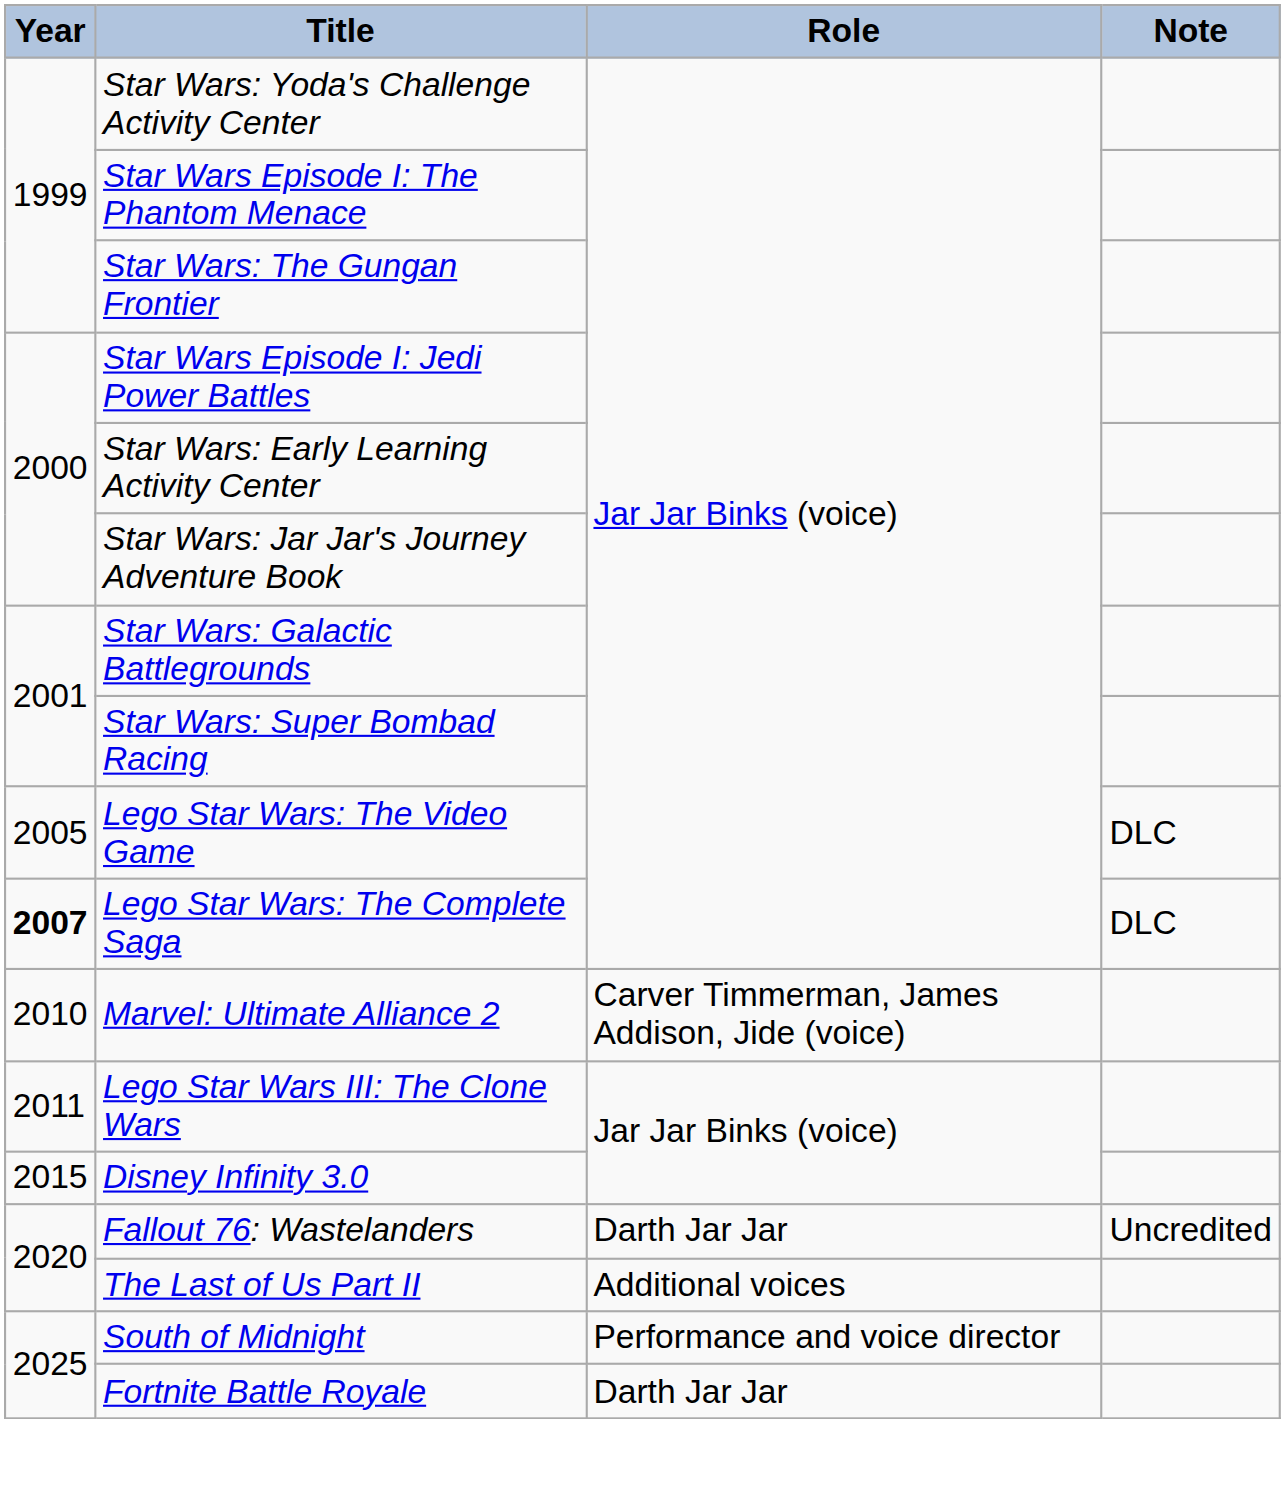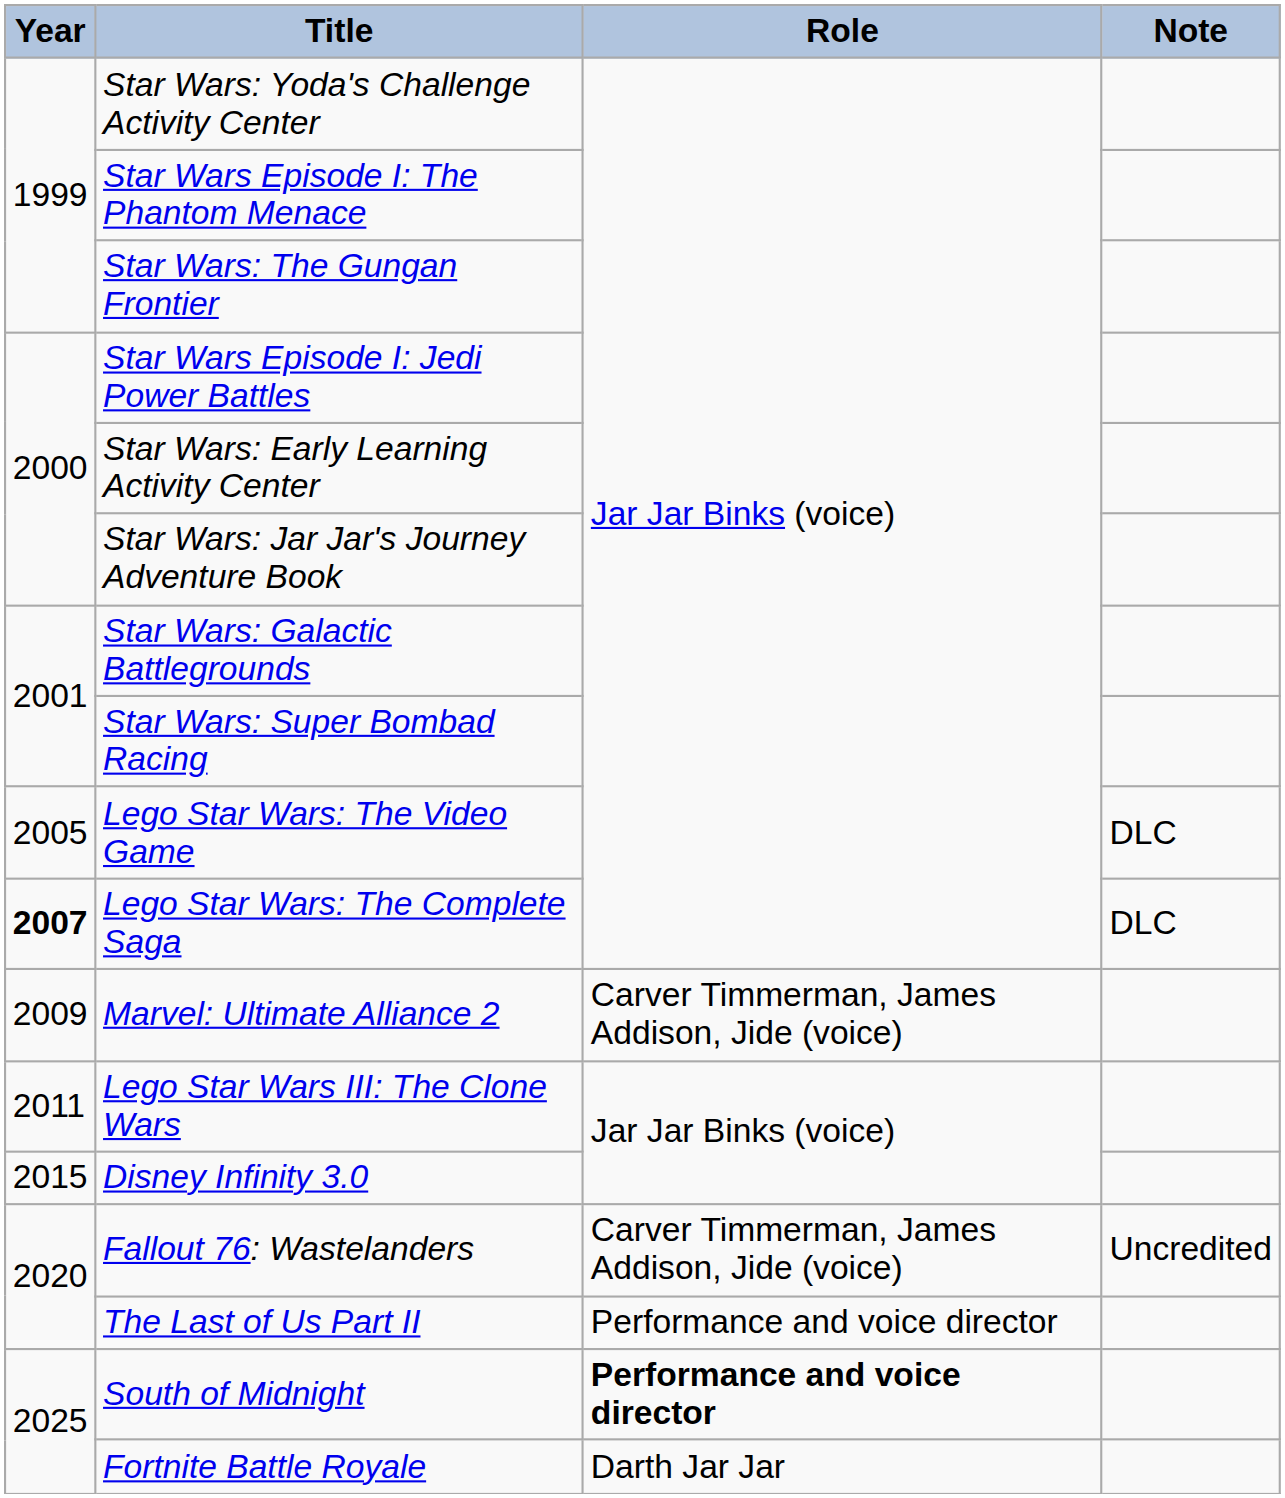(50, 1014) 2010 -> (50, 1014) 2009
(691, 1230) Darth Jar Jar -> (793, 1249) Carver Timmerman, James Addison, Jide (voice)
(720, 1284) Additional voices -> (824, 1321) Performance and voice director
(827, 1337) normal -> (776, 1394) bold
